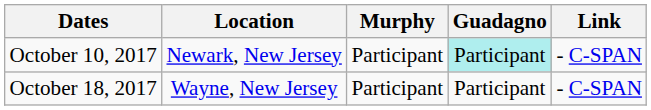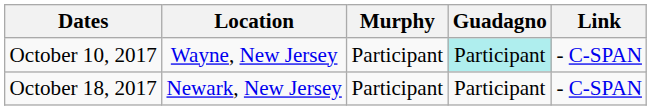(254, 54) Newark, New Jersey -> (254, 54) Wayne, New Jersey
(254, 88) Wayne, New Jersey -> (254, 88) Newark, New Jersey
